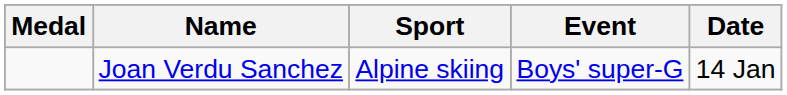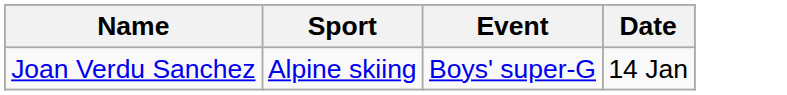- column: (49, 26)
